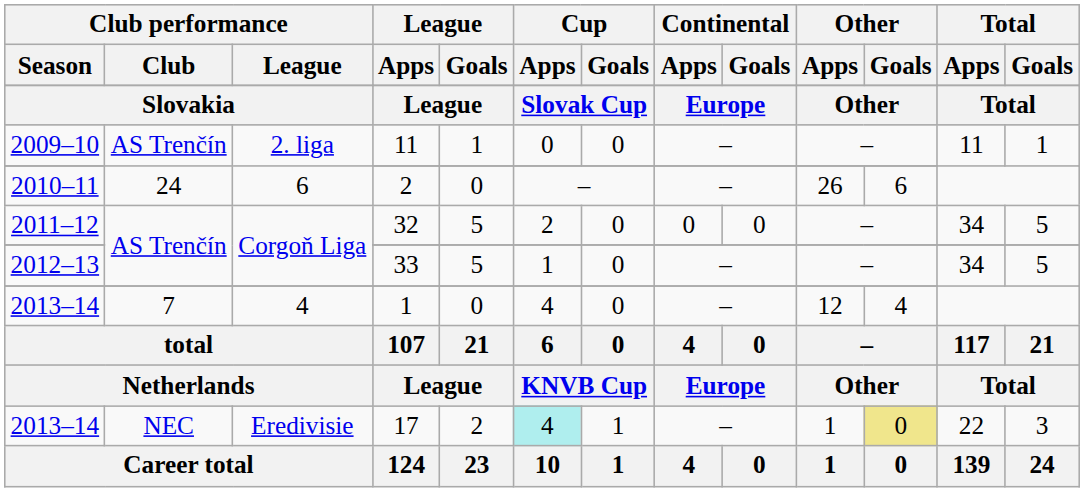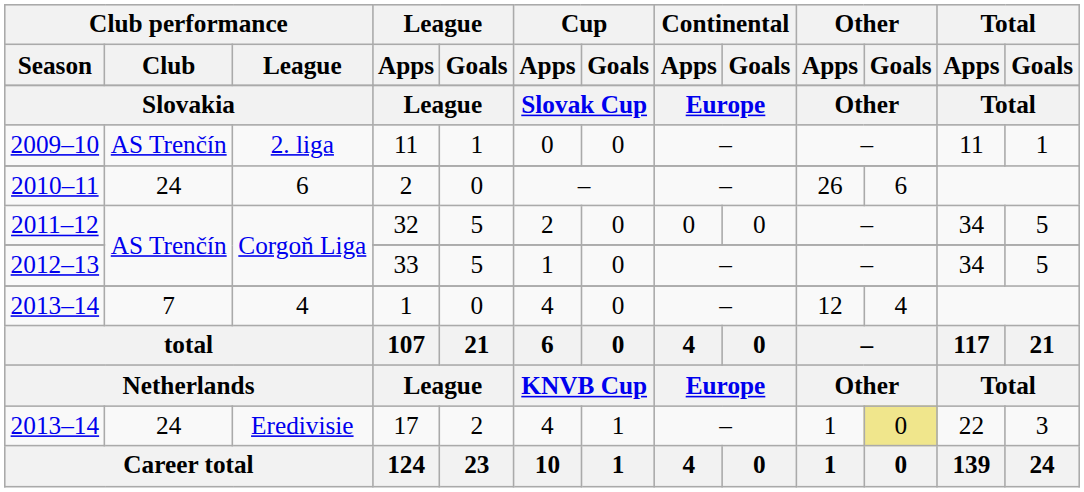(169, 425) NEC -> (169, 425) 24
(547, 425) paleturquoise background -> (547, 425) no background
